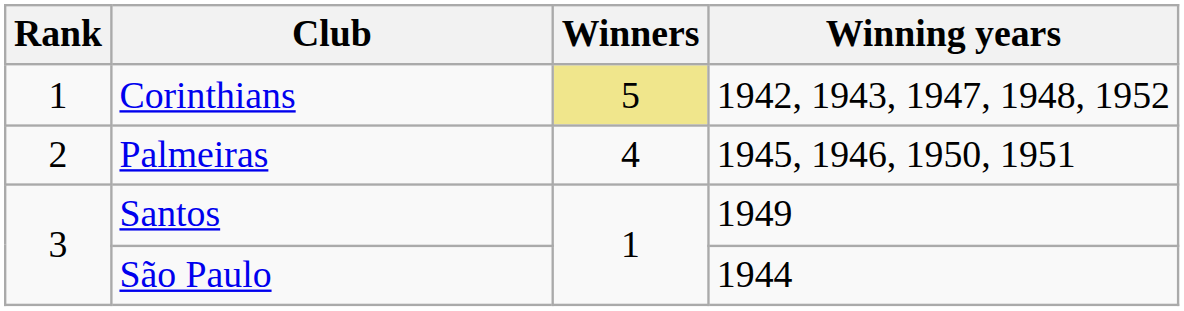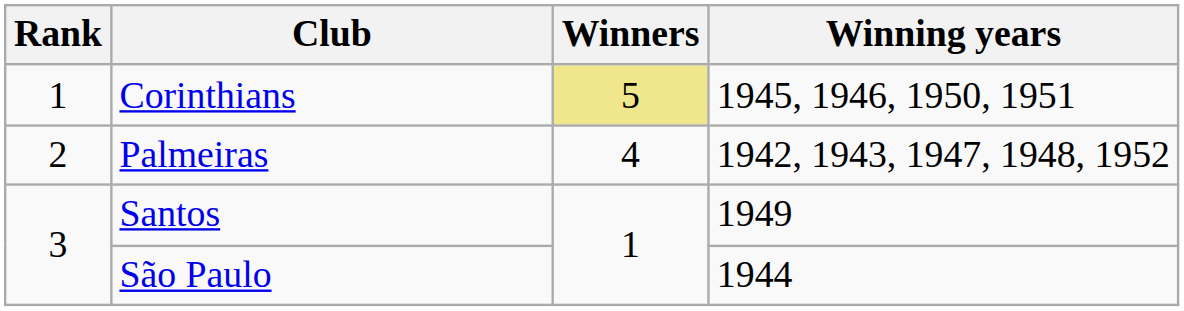(943, 94) 1942, 1943, 1947, 1948, 1952 -> (896, 94) 1945, 1946, 1950, 1951
(896, 154) 1945, 1946, 1950, 1951 -> (943, 154) 1942, 1943, 1947, 1948, 1952
